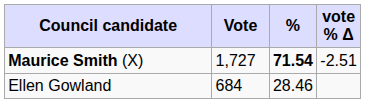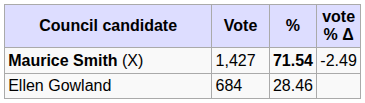(236, 60) 1,727 -> (236, 60) 1,427
(339, 60) -2.51 -> (339, 60) -2.49
